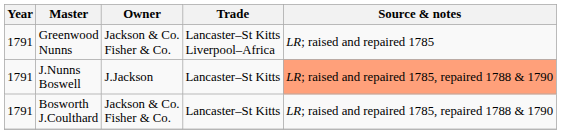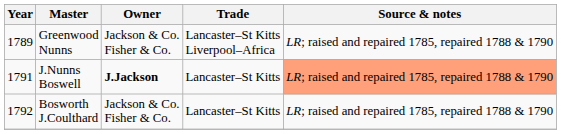(20, 42) 1791 -> (20, 42) 1789
(360, 42) LR; raised and repaired 1785 -> (420, 42) LR; raised and repaired 1785, repaired 1788 & 1790
(129, 76) normal -> (131, 76) bold
(20, 111) 1791 -> (20, 111) 1792
